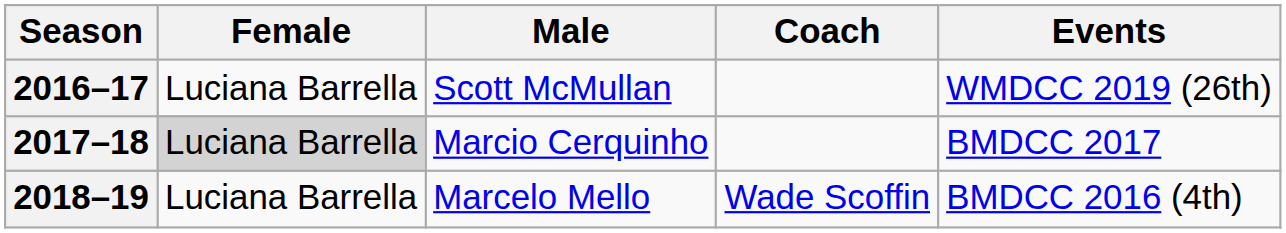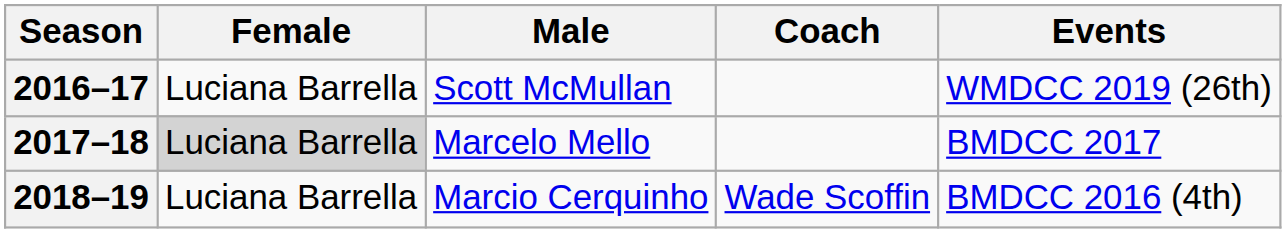(571, 142) Marcio Cerquinho -> (542, 142) Marcelo Mello
(542, 198) Marcelo Mello -> (571, 198) Marcio Cerquinho
